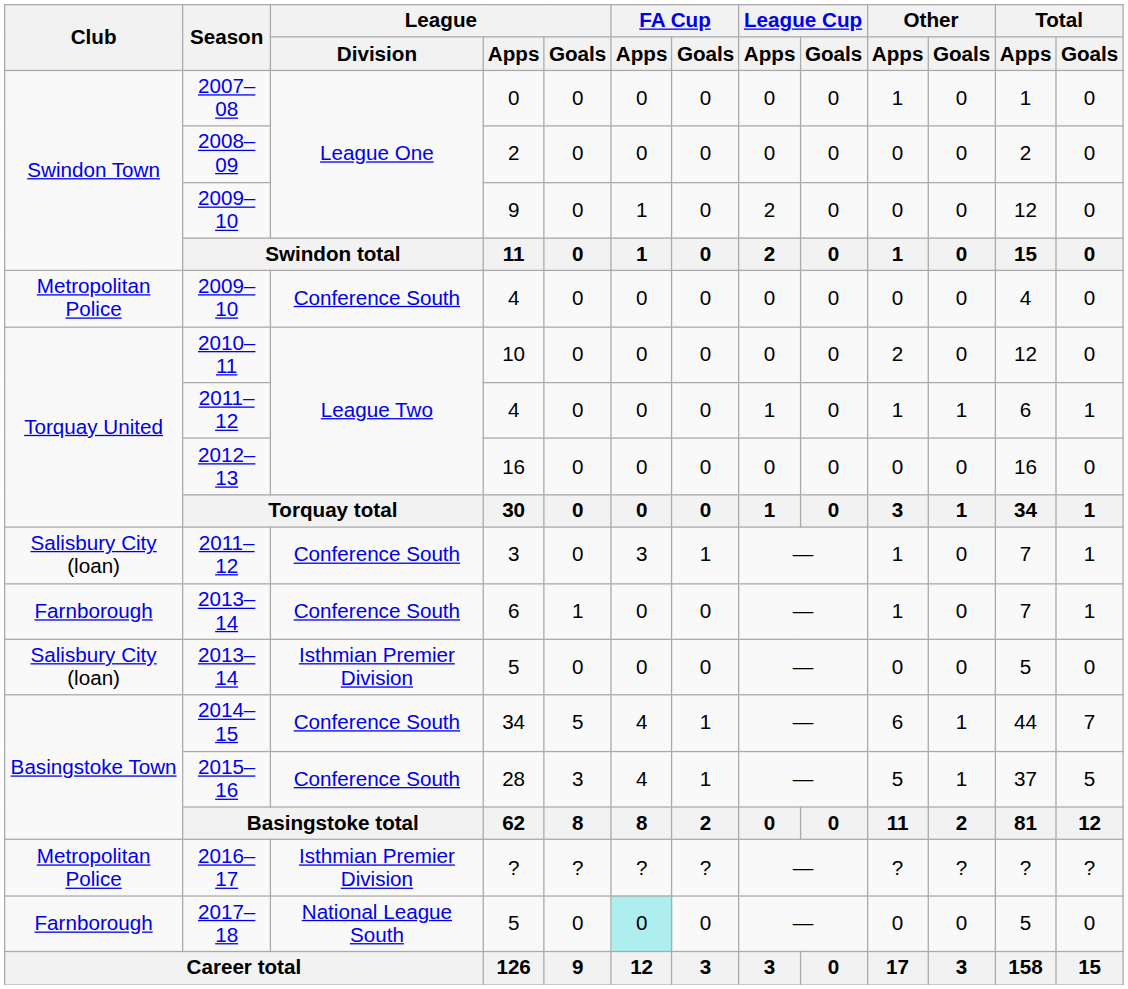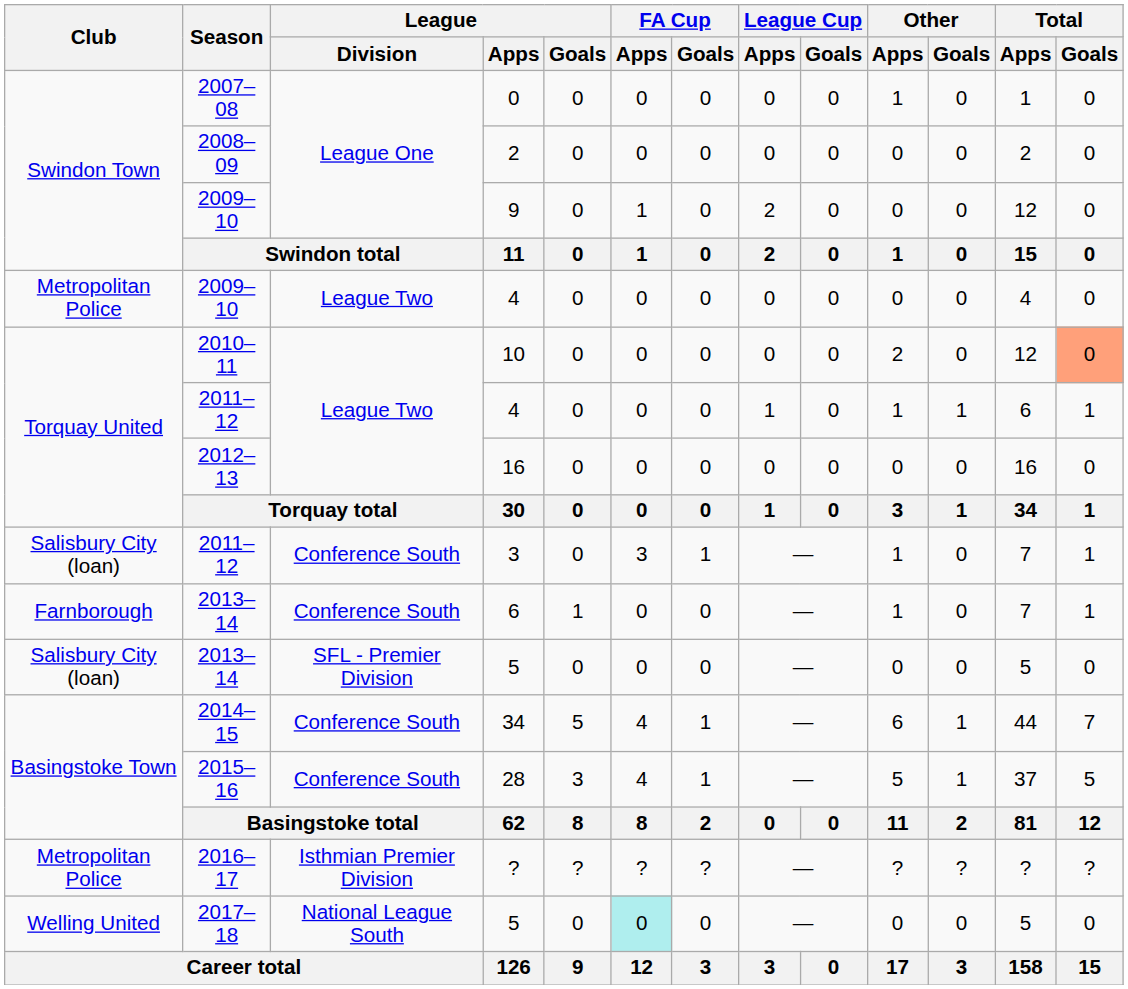(377, 298) Conference South -> (377, 298) League Two
(1090, 354) no background -> (1090, 354) lightsalmon background
(377, 666) Isthmian Premier Division -> (377, 666) SFL - Premier Division
(94, 923) Farnborough -> (94, 923) Welling United
